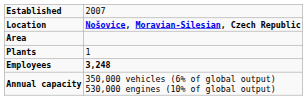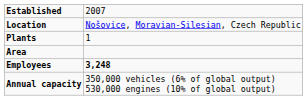(193, 25) bold -> (193, 25) normal
rows swapped: (16, 38) <-> (21, 52)
